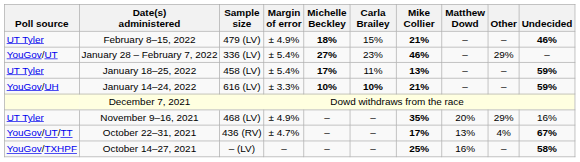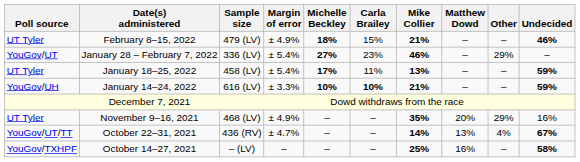(419, 134) 17% -> (419, 134) 14%
